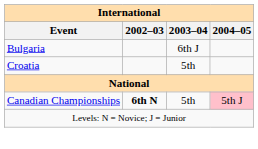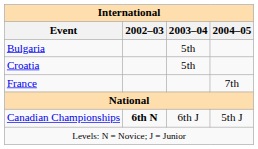(188, 48) 6th J -> (188, 48) 5th
+ row: (22, 83)
(188, 100) 5th -> (188, 118) 6th J
(232, 100) pink background -> (232, 118) no background
